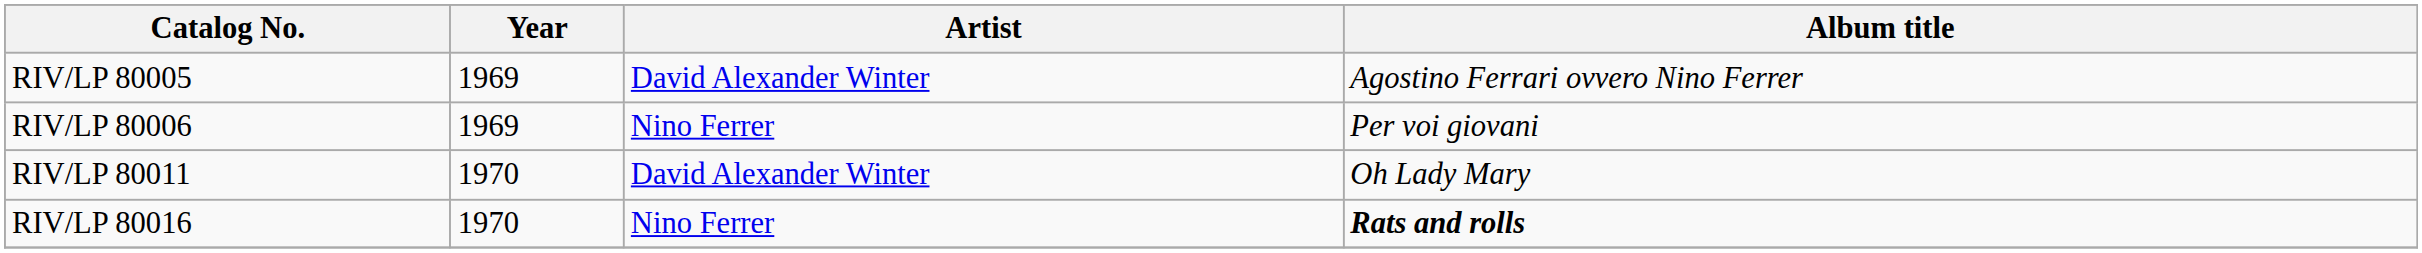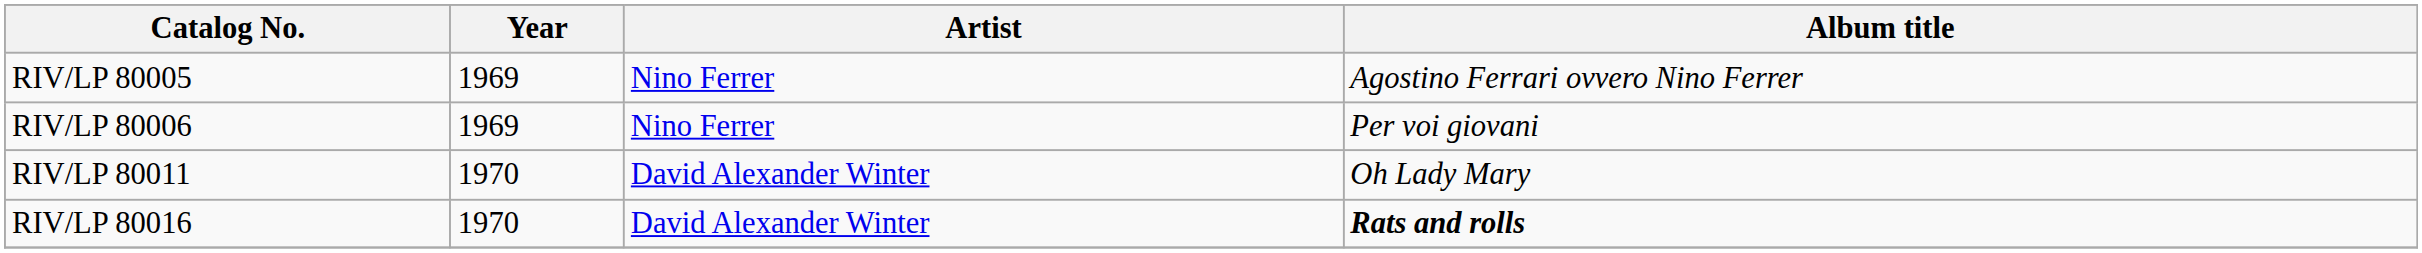(780, 77) David Alexander Winter -> (703, 77) Nino Ferrer
(703, 222) Nino Ferrer -> (780, 222) David Alexander Winter
